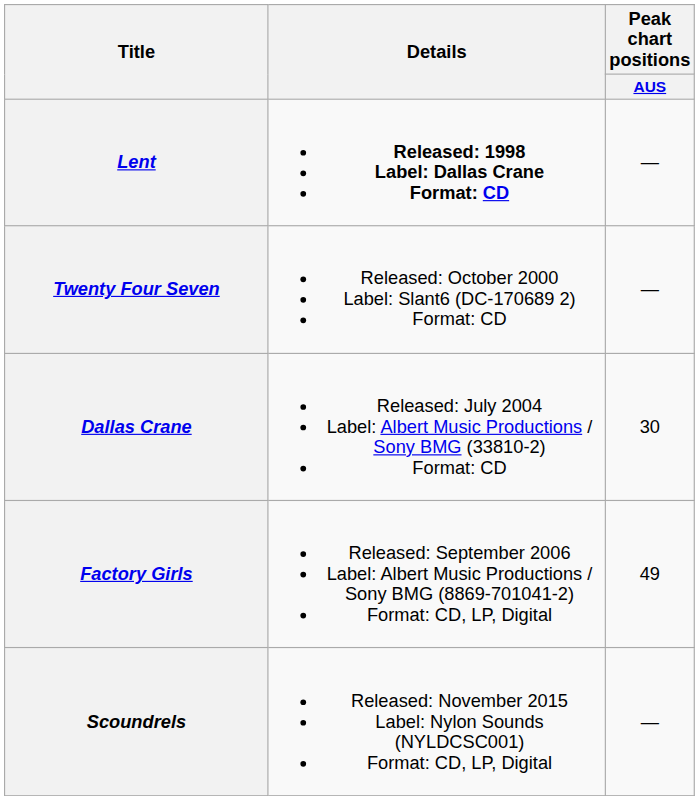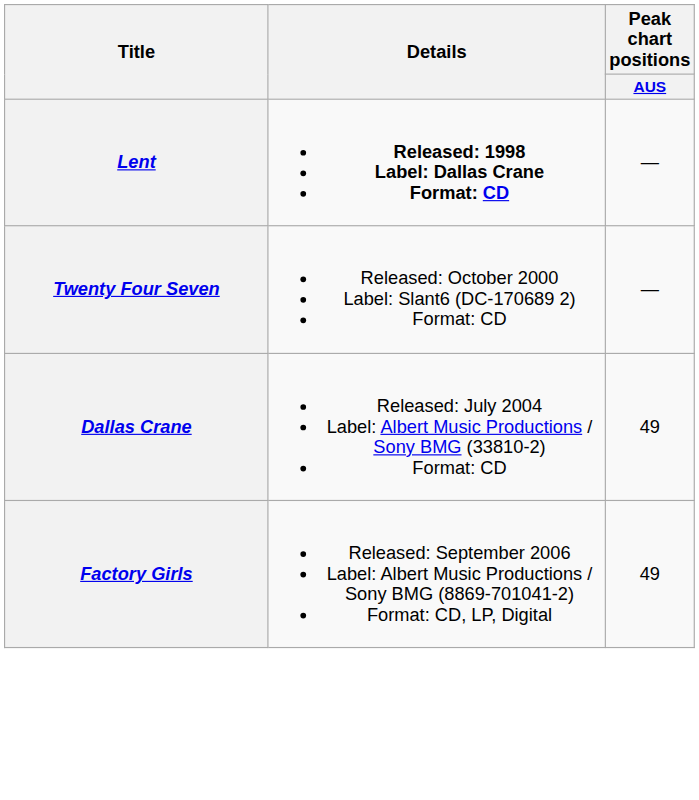(650, 426) 30 -> (650, 426) 49
- row: (136, 721)
